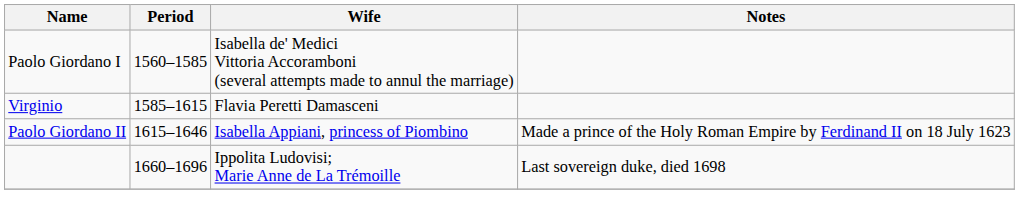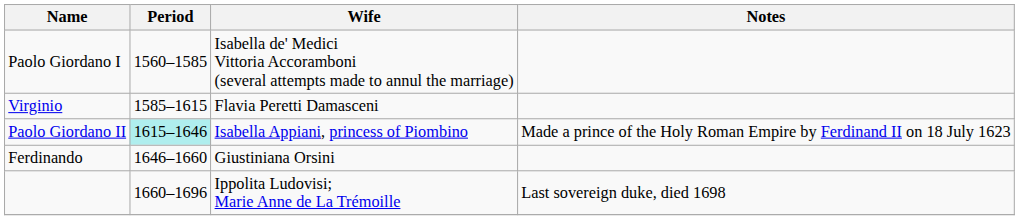(170, 131) no background -> (170, 131) paleturquoise background
+ row: (45, 157)
